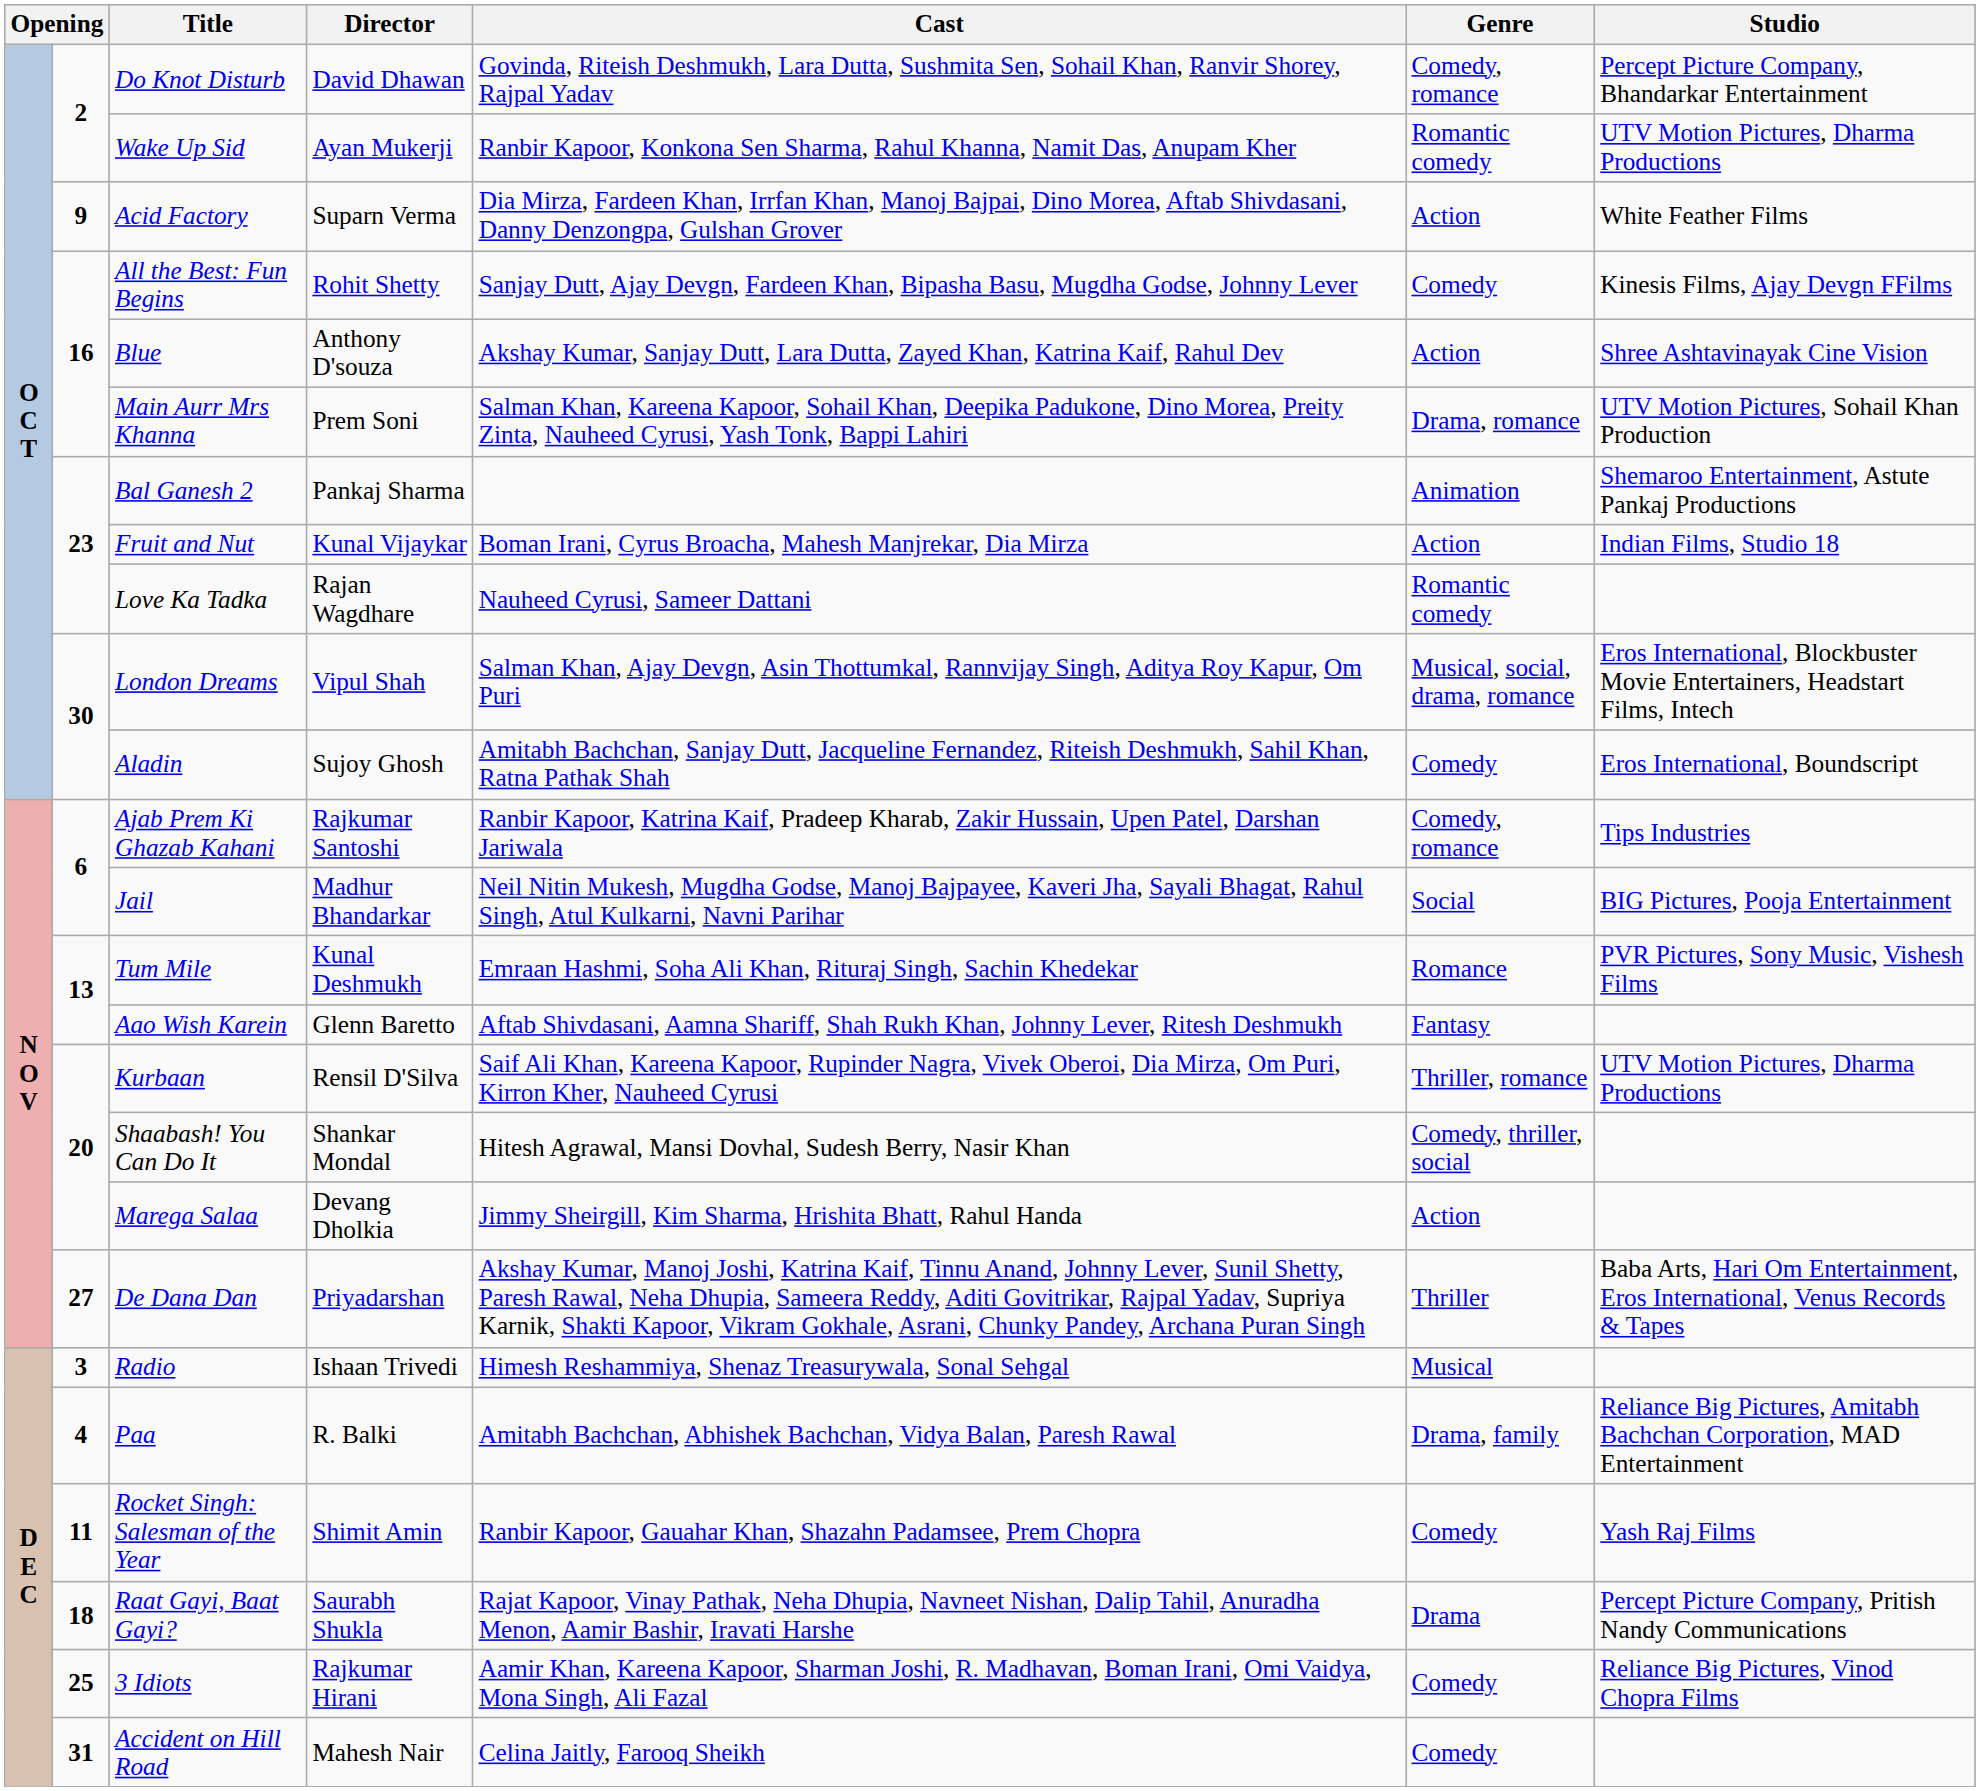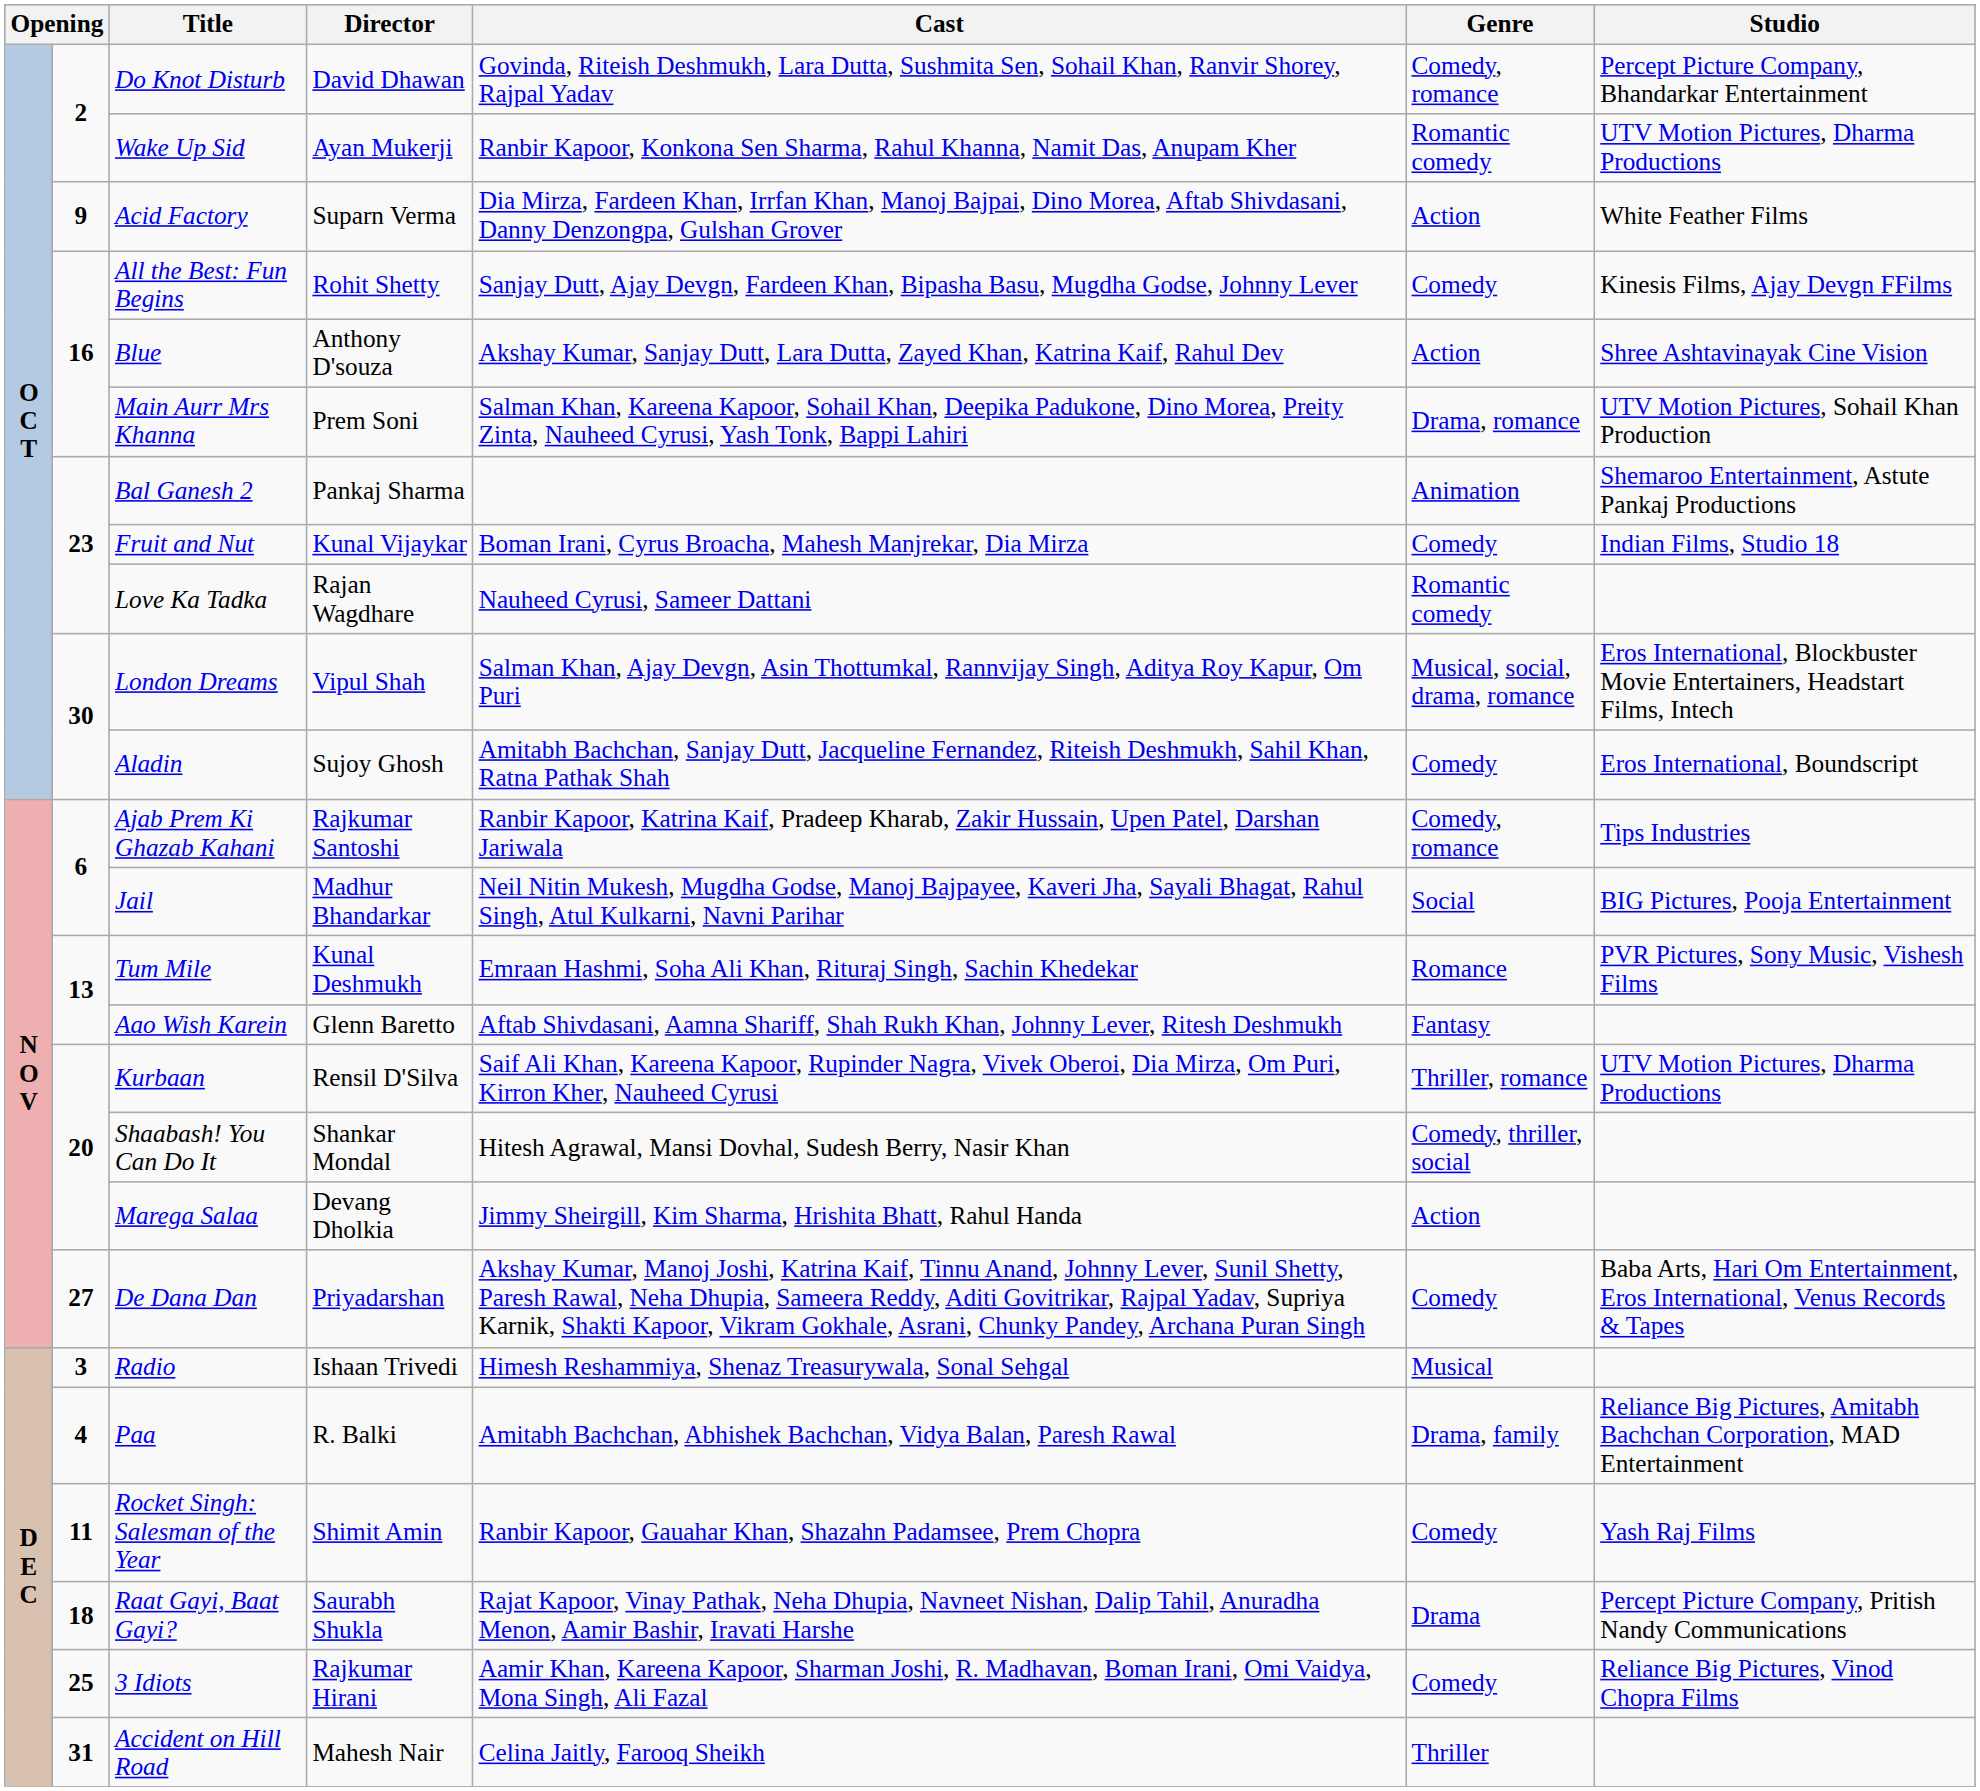(1446, 544) Action -> (1454, 544) Comedy
(1450, 1298) Thriller -> (1454, 1298) Comedy
(1454, 1752) Comedy -> (1450, 1752) Thriller
